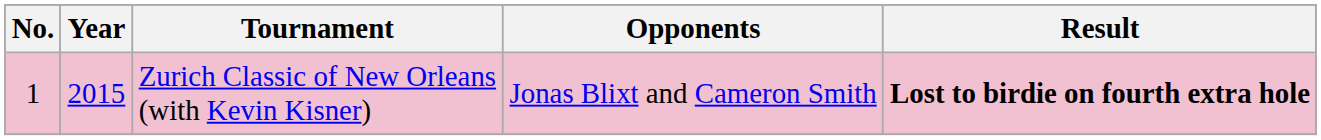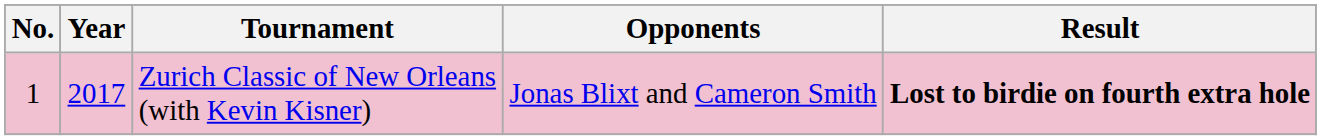(96, 93) 2015 -> (96, 93) 2017
